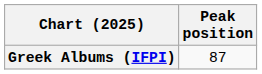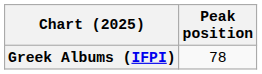(218, 57) 87 -> (218, 57) 78
